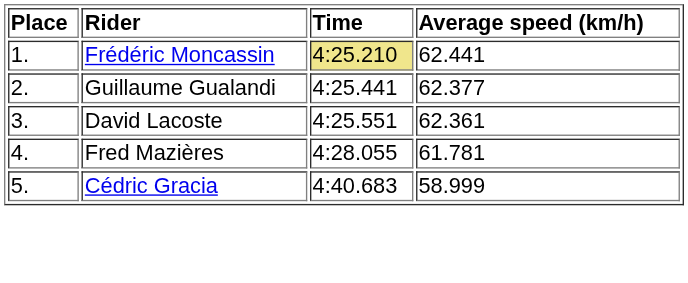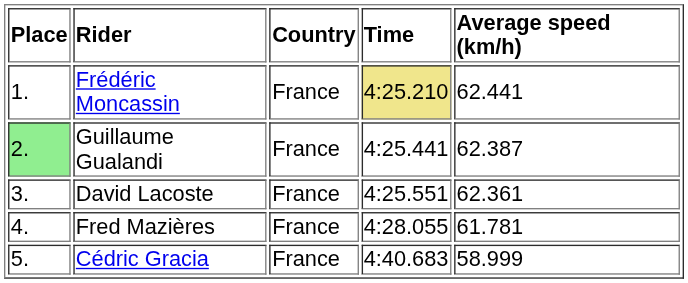+ column: (314, 35)
(20, 88) no background -> (20, 149) lightgreen background
(452, 88) 62.377 -> (490, 149) 62.387
